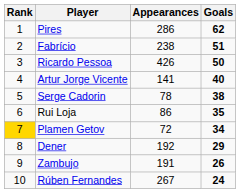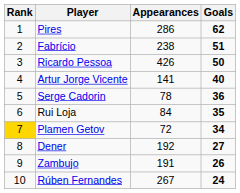(218, 96) 38 -> (218, 96) 36
(166, 113) 86 -> (166, 113) 84
(218, 146) 29 -> (218, 146) 27
